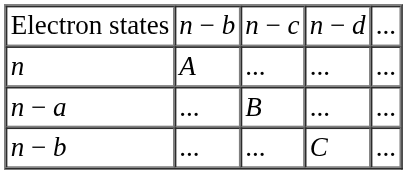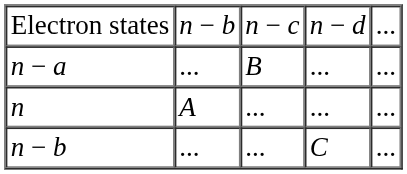rows swapped: (18, 66) <-> (39, 106)
